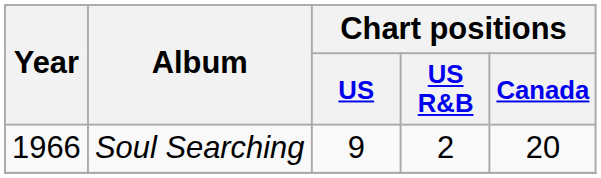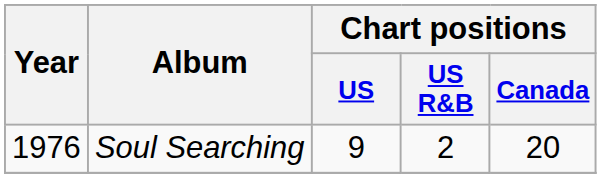(46, 148) 1966 -> (46, 148) 1976
